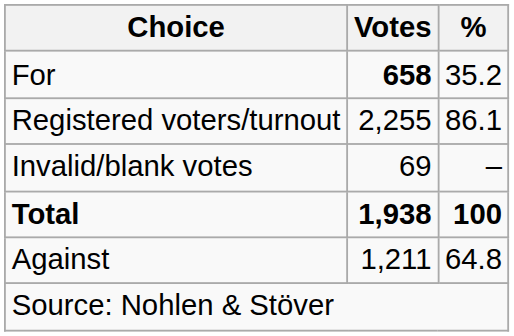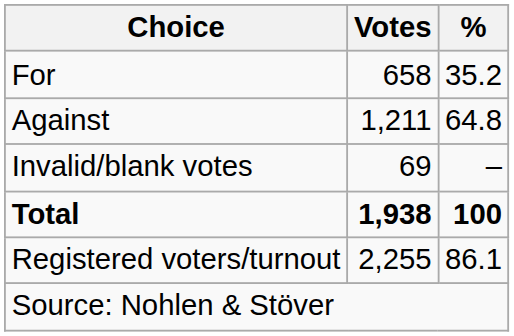(407, 74) bold -> (407, 74) normal
rows swapped: (61, 259) <-> (176, 120)
